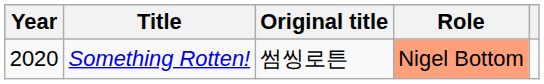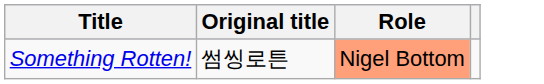- column: (34, 21)
